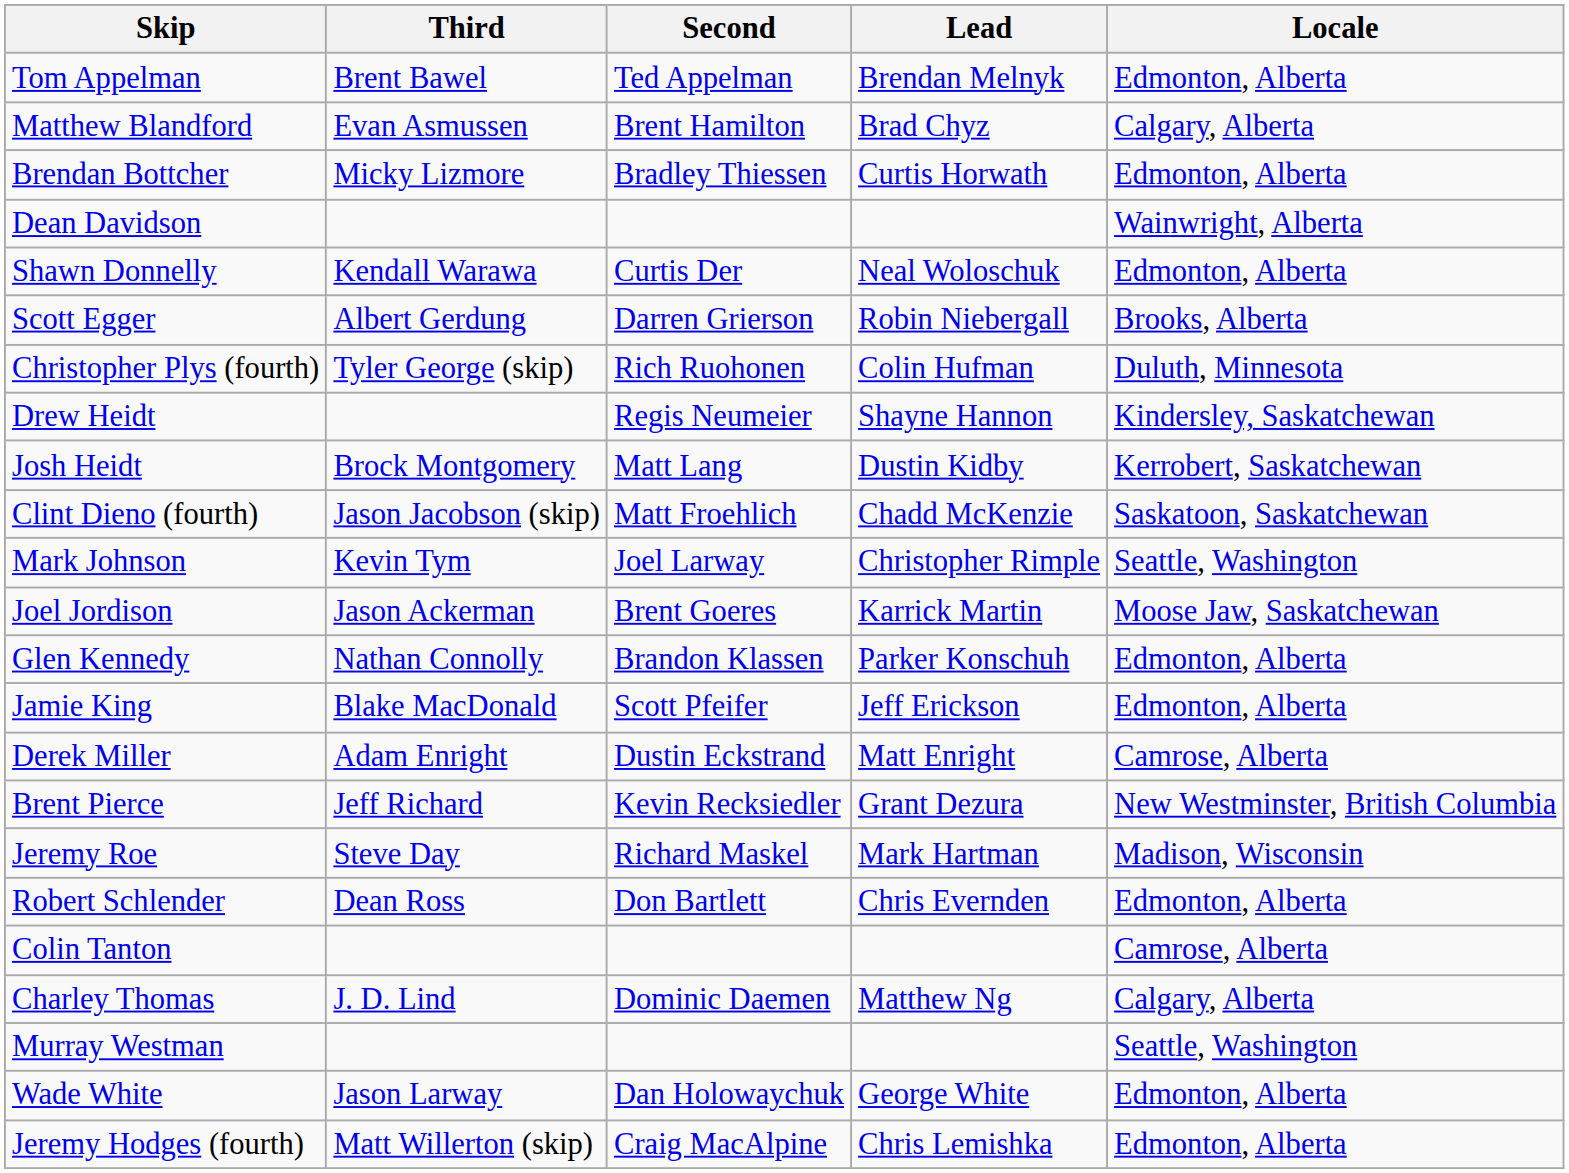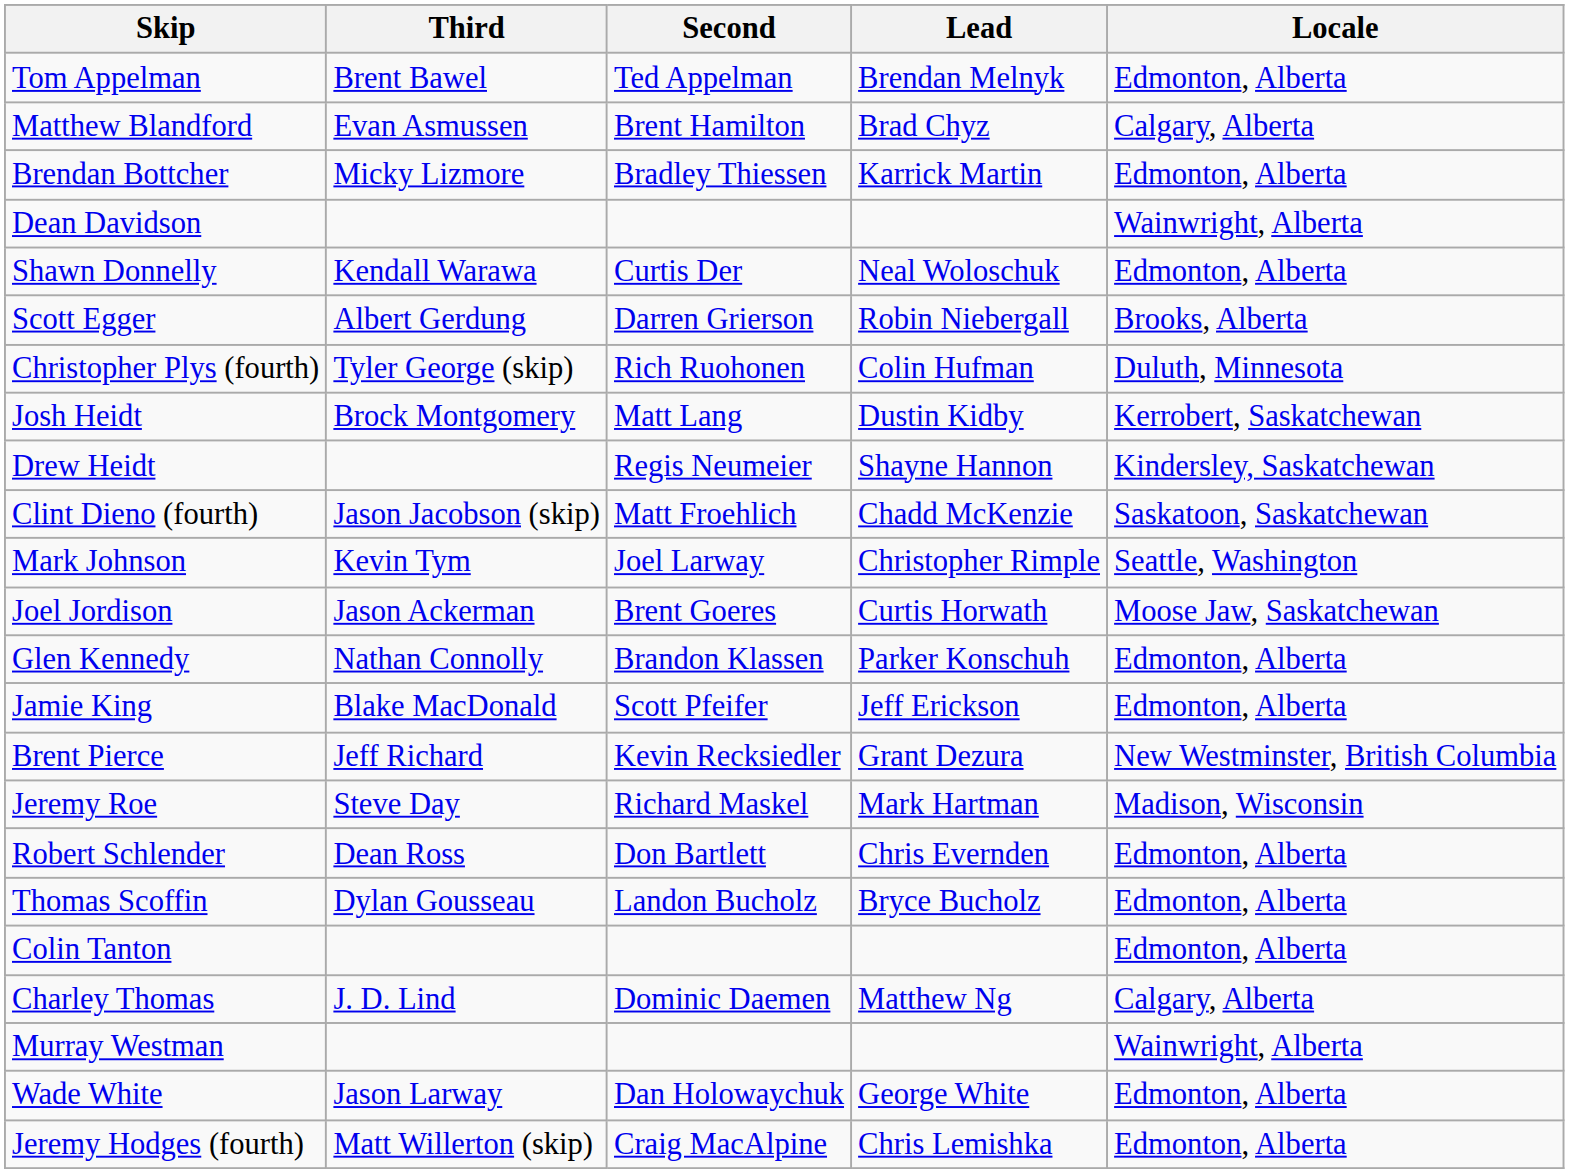(953, 174) Curtis Horwath -> (950, 174) Karrick Martin
rows swapped: (84, 416) <-> (77, 464)
(950, 610) Karrick Martin -> (953, 610) Curtis Horwath
- row: (91, 755)
+ row: (110, 901)
(1221, 949) Camrose, Alberta -> (1230, 949) Edmonton, Alberta
(1236, 1046) Seattle, Washington -> (1238, 1046) Wainwright, Alberta
